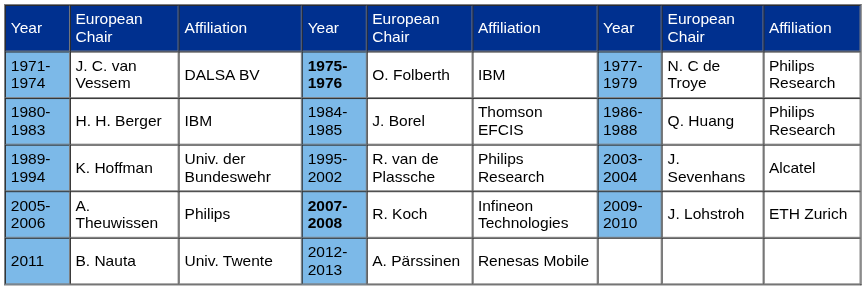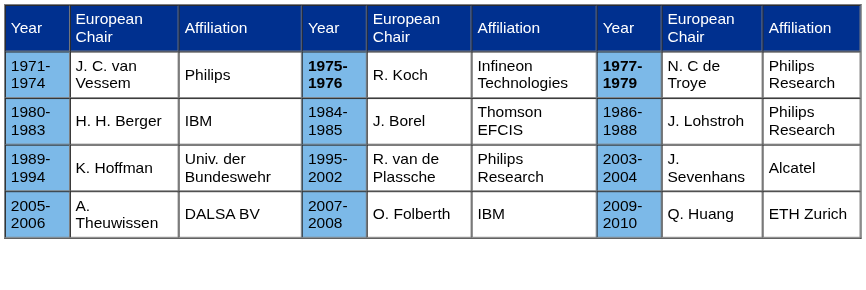(222, 74) DALSA BV -> (208, 74) Philips
(411, 74) O. Folberth -> (400, 74) R. Koch
(492, 74) IBM -> (523, 74) Infineon Technologies
(623, 74) normal -> (623, 74) bold
(701, 121) Q. Huang -> (706, 121) J. Lohstroh
(207, 214) Philips -> (222, 214) DALSA BV
(327, 214) bold -> (328, 214) normal
(400, 214) R. Koch -> (412, 214) O. Folberth
(523, 214) Infineon Technologies -> (491, 214) IBM
(706, 214) J. Lohstroh -> (701, 214) Q. Huang
- row: (106, 261)
